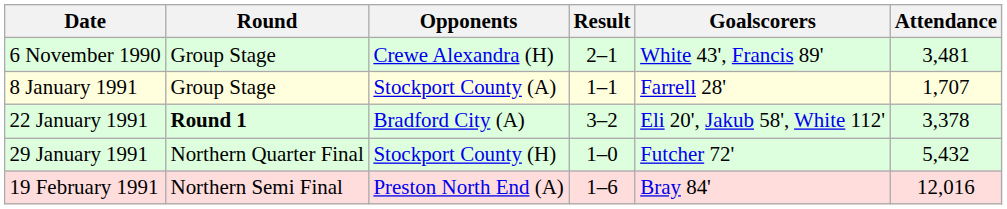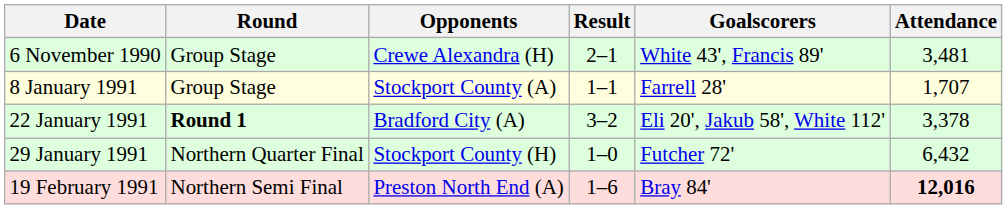(946, 154) 5,432 -> (946, 154) 6,432
(946, 187) normal -> (946, 187) bold
